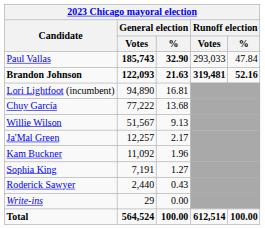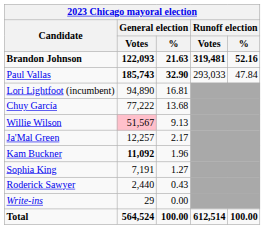rows swapped: (44, 75) <-> (29, 59)
(140, 122) no background -> (140, 122) pink background
(141, 153) normal -> (141, 153) bold
